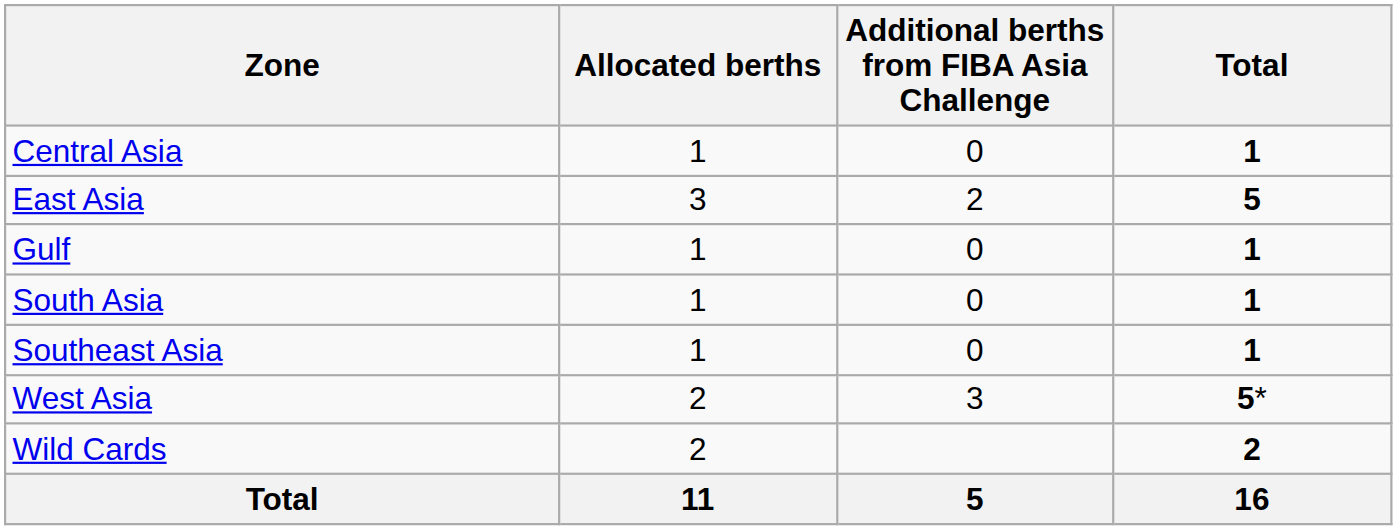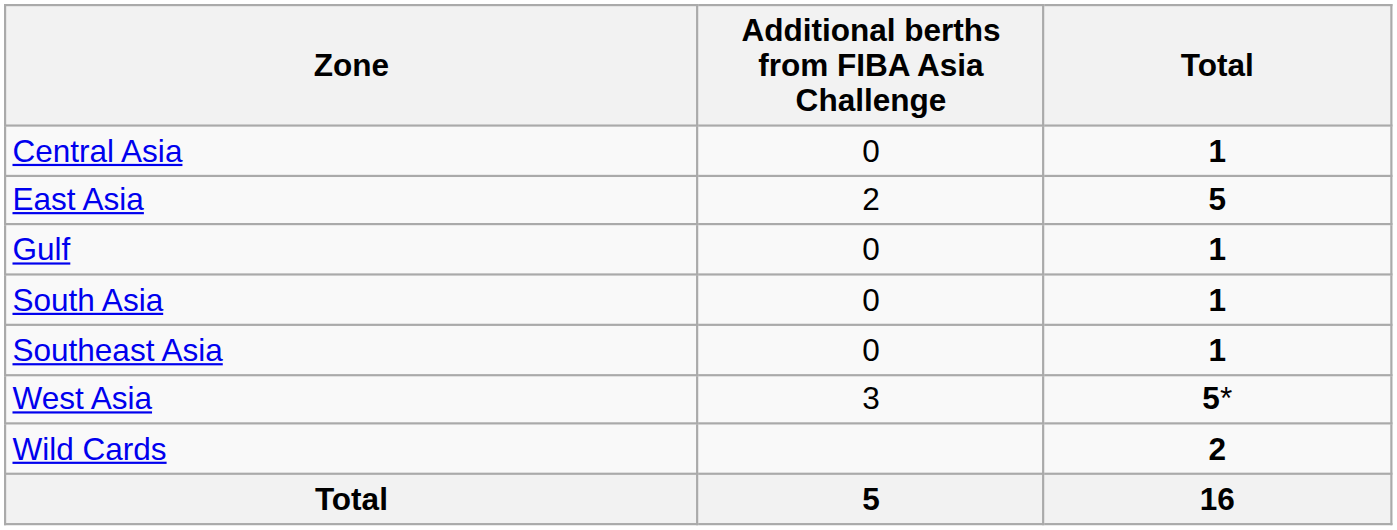- column: (698, 65)
